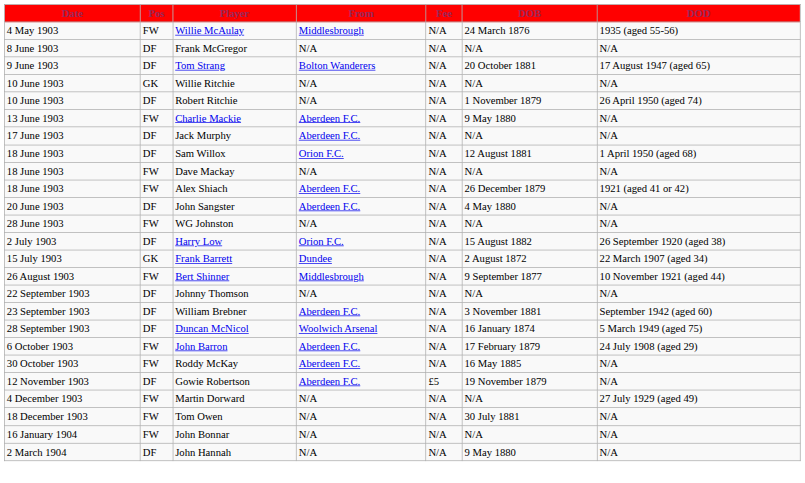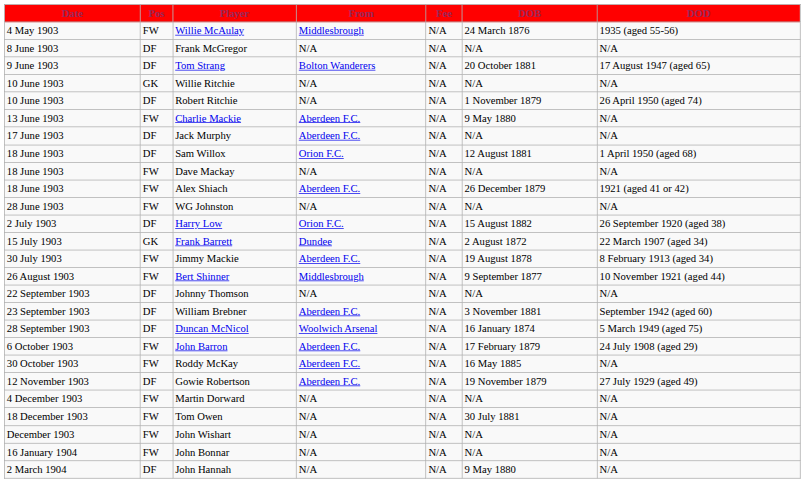- row: (205, 206)
+ row: (207, 259)
(434, 381) £5 -> (438, 381) N/A
(609, 381) N/A -> (649, 381) 27 July 1929 (aged 49)
(649, 399) 27 July 1929 (aged 49) -> (609, 399) N/A
+ row: (203, 434)
